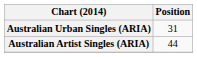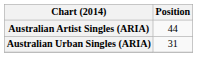rows swapped: (79, 44) <-> (79, 28)
